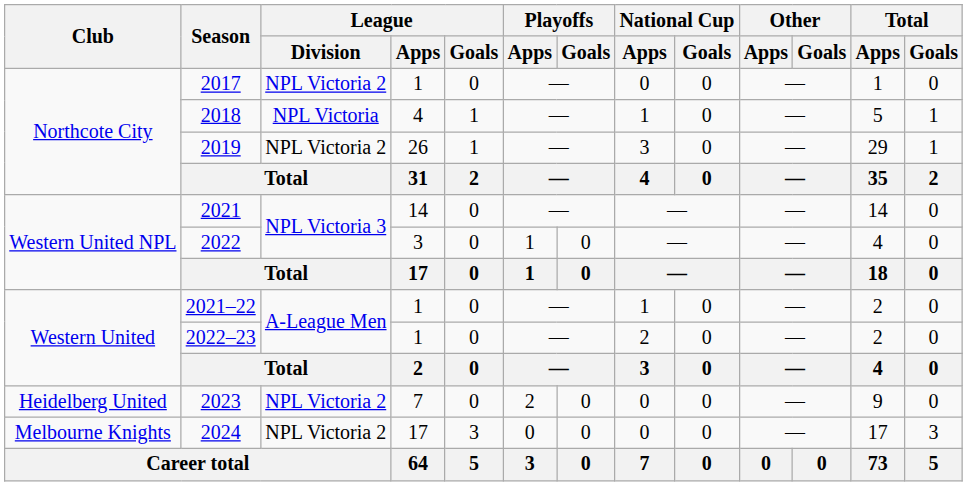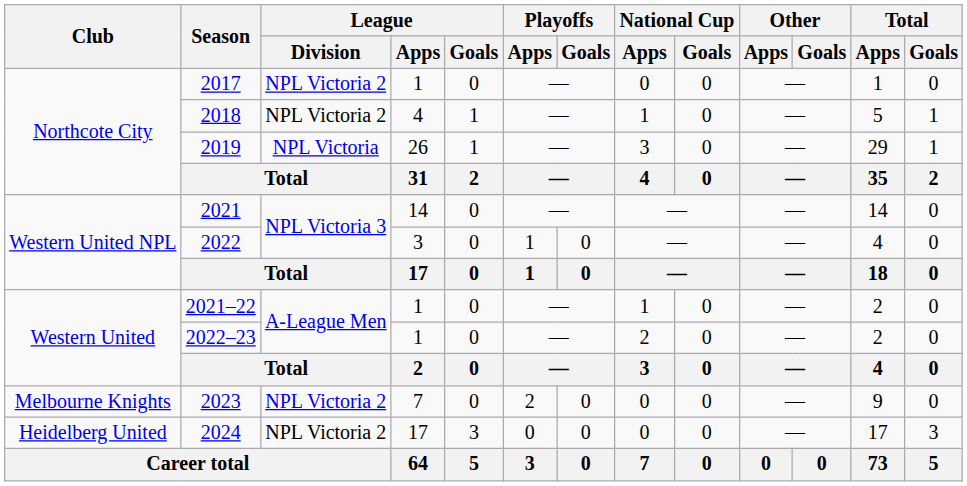(326, 115) NPL Victoria -> (326, 115) NPL Victoria 2
(326, 147) NPL Victoria 2 -> (326, 147) NPL Victoria
(93, 400) Heidelberg United -> (93, 400) Melbourne Knights
(93, 432) Melbourne Knights -> (93, 432) Heidelberg United
